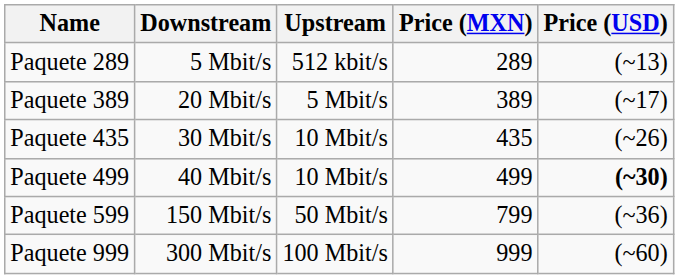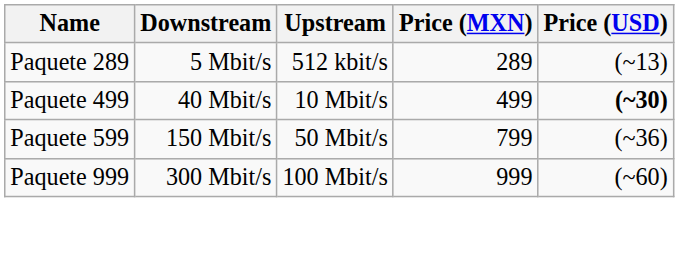- row: (70, 100)
- row: (70, 138)
